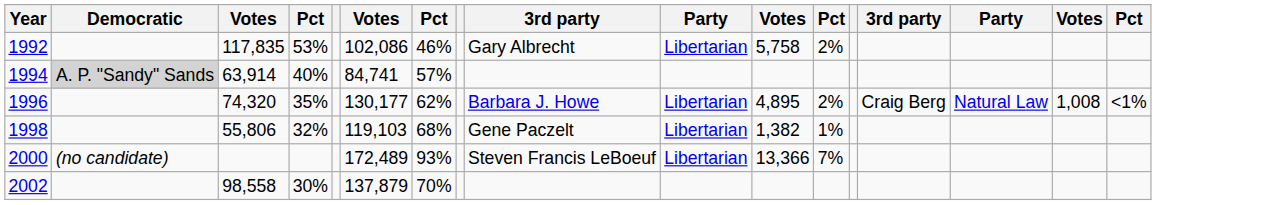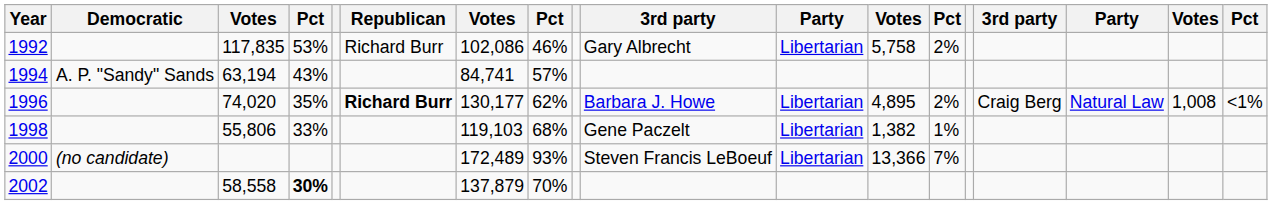+ column: (398, 19)
(135, 74) lightgrey background -> (135, 74) no background
(249, 74) 63,914 -> (249, 74) 63,194
(310, 74) 40% -> (310, 74) 43%
(249, 102) 74,320 -> (249, 102) 74,020
(310, 130) 32% -> (310, 130) 33%
(249, 186) 98,558 -> (249, 186) 58,558
(310, 186) normal -> (310, 186) bold
